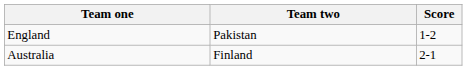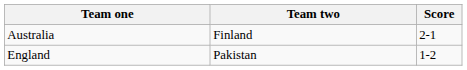rows swapped: (29, 34) <-> (31, 55)
